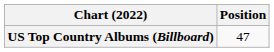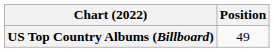(243, 36) 47 -> (243, 36) 49
